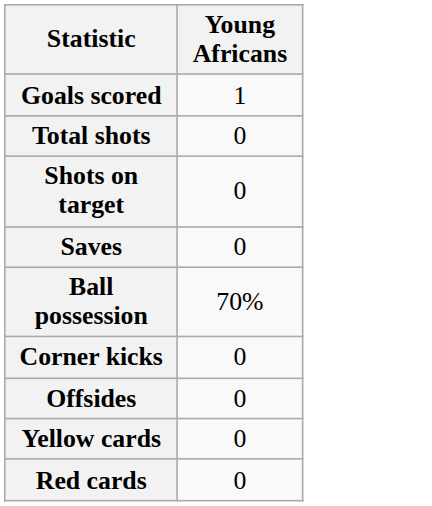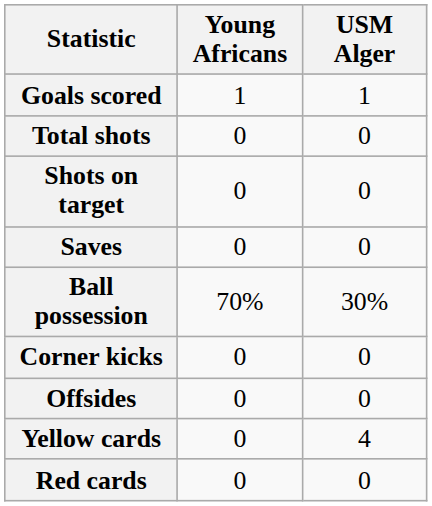+ column: (365, 39)
